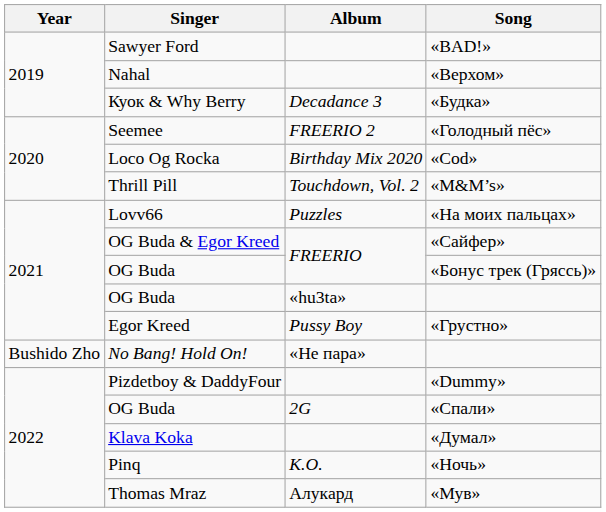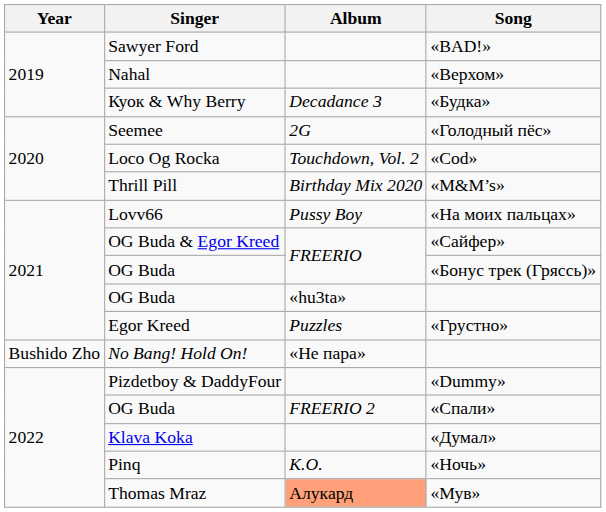(332, 130) FREERIO 2 -> (300, 130) 2G
(356, 158) Birthday Mix 2020 -> (354, 158) Touchdown, Vol. 2
(354, 185) Touchdown, Vol. 2 -> (356, 185) Birthday Mix 2020
(316, 213) Puzzles -> (326, 213) Pussy Boy
(326, 325) Pussy Boy -> (316, 325) Puzzles
(300, 409) 2G -> (332, 409) FREERIO 2
(321, 492) no background -> (321, 492) lightsalmon background
